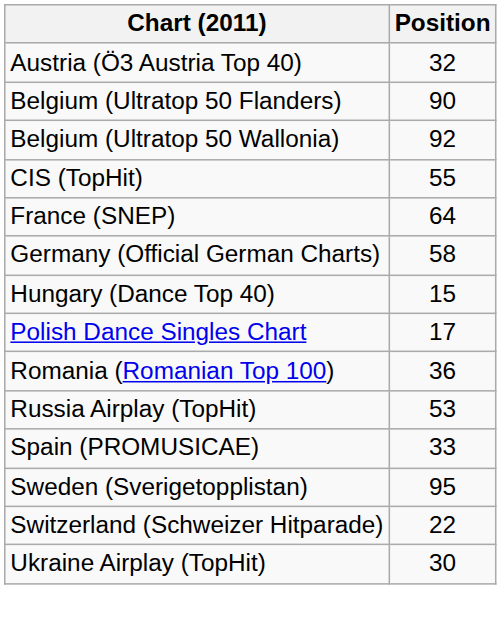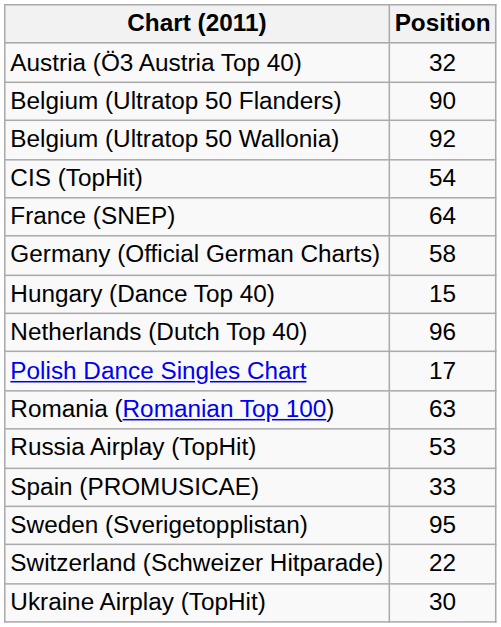(443, 178) 55 -> (443, 178) 54
+ row: (159, 332)
(443, 370) 36 -> (443, 409) 63
